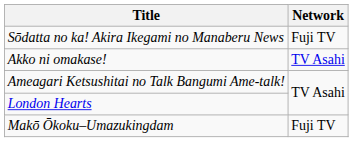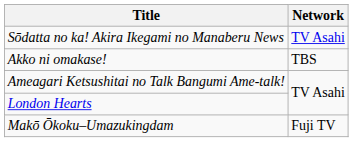(313, 37) Fuji TV -> (318, 37) TV Asahi
(318, 59) TV Asahi -> (304, 59) TBS
